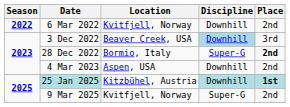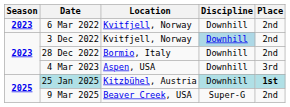(22, 26) 2022 -> (22, 26) 2023
(147, 40) Beaver Creek, USA -> (147, 40) Kvitfjell, Norway
(270, 40) 3rd -> (270, 40) 2nd
(227, 54) Super-G -> (227, 54) Downhill
(270, 54) bold -> (270, 54) normal
(270, 67) 2nd -> (270, 67) 3rd
(147, 95) Kvitfjell, Norway -> (147, 95) Beaver Creek, USA
